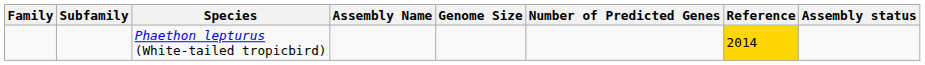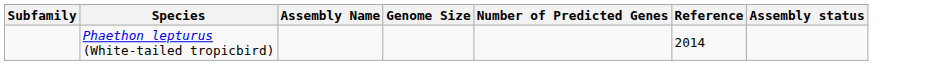- column: (31, 15)
(742, 43) gold background -> (690, 43) no background
